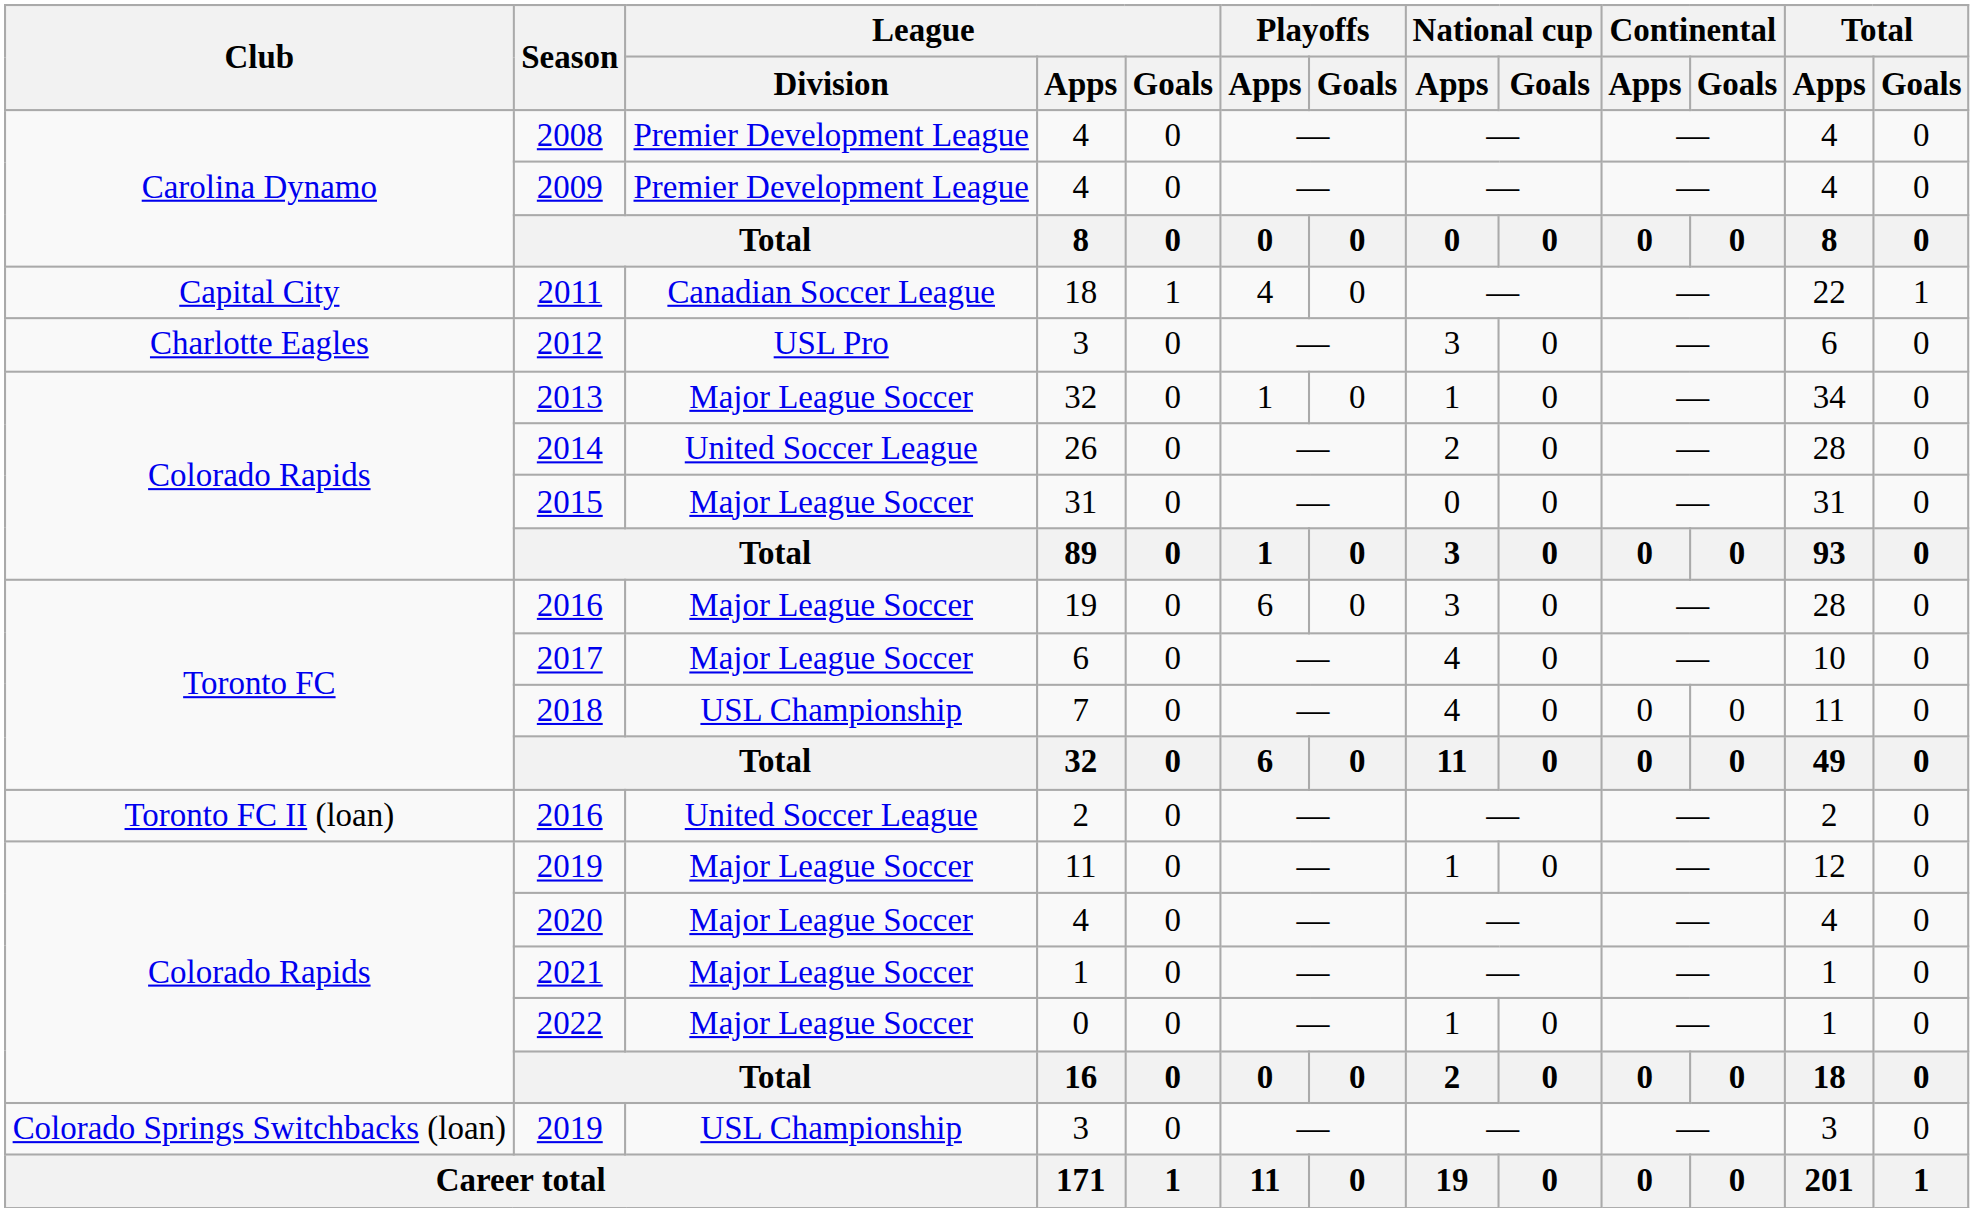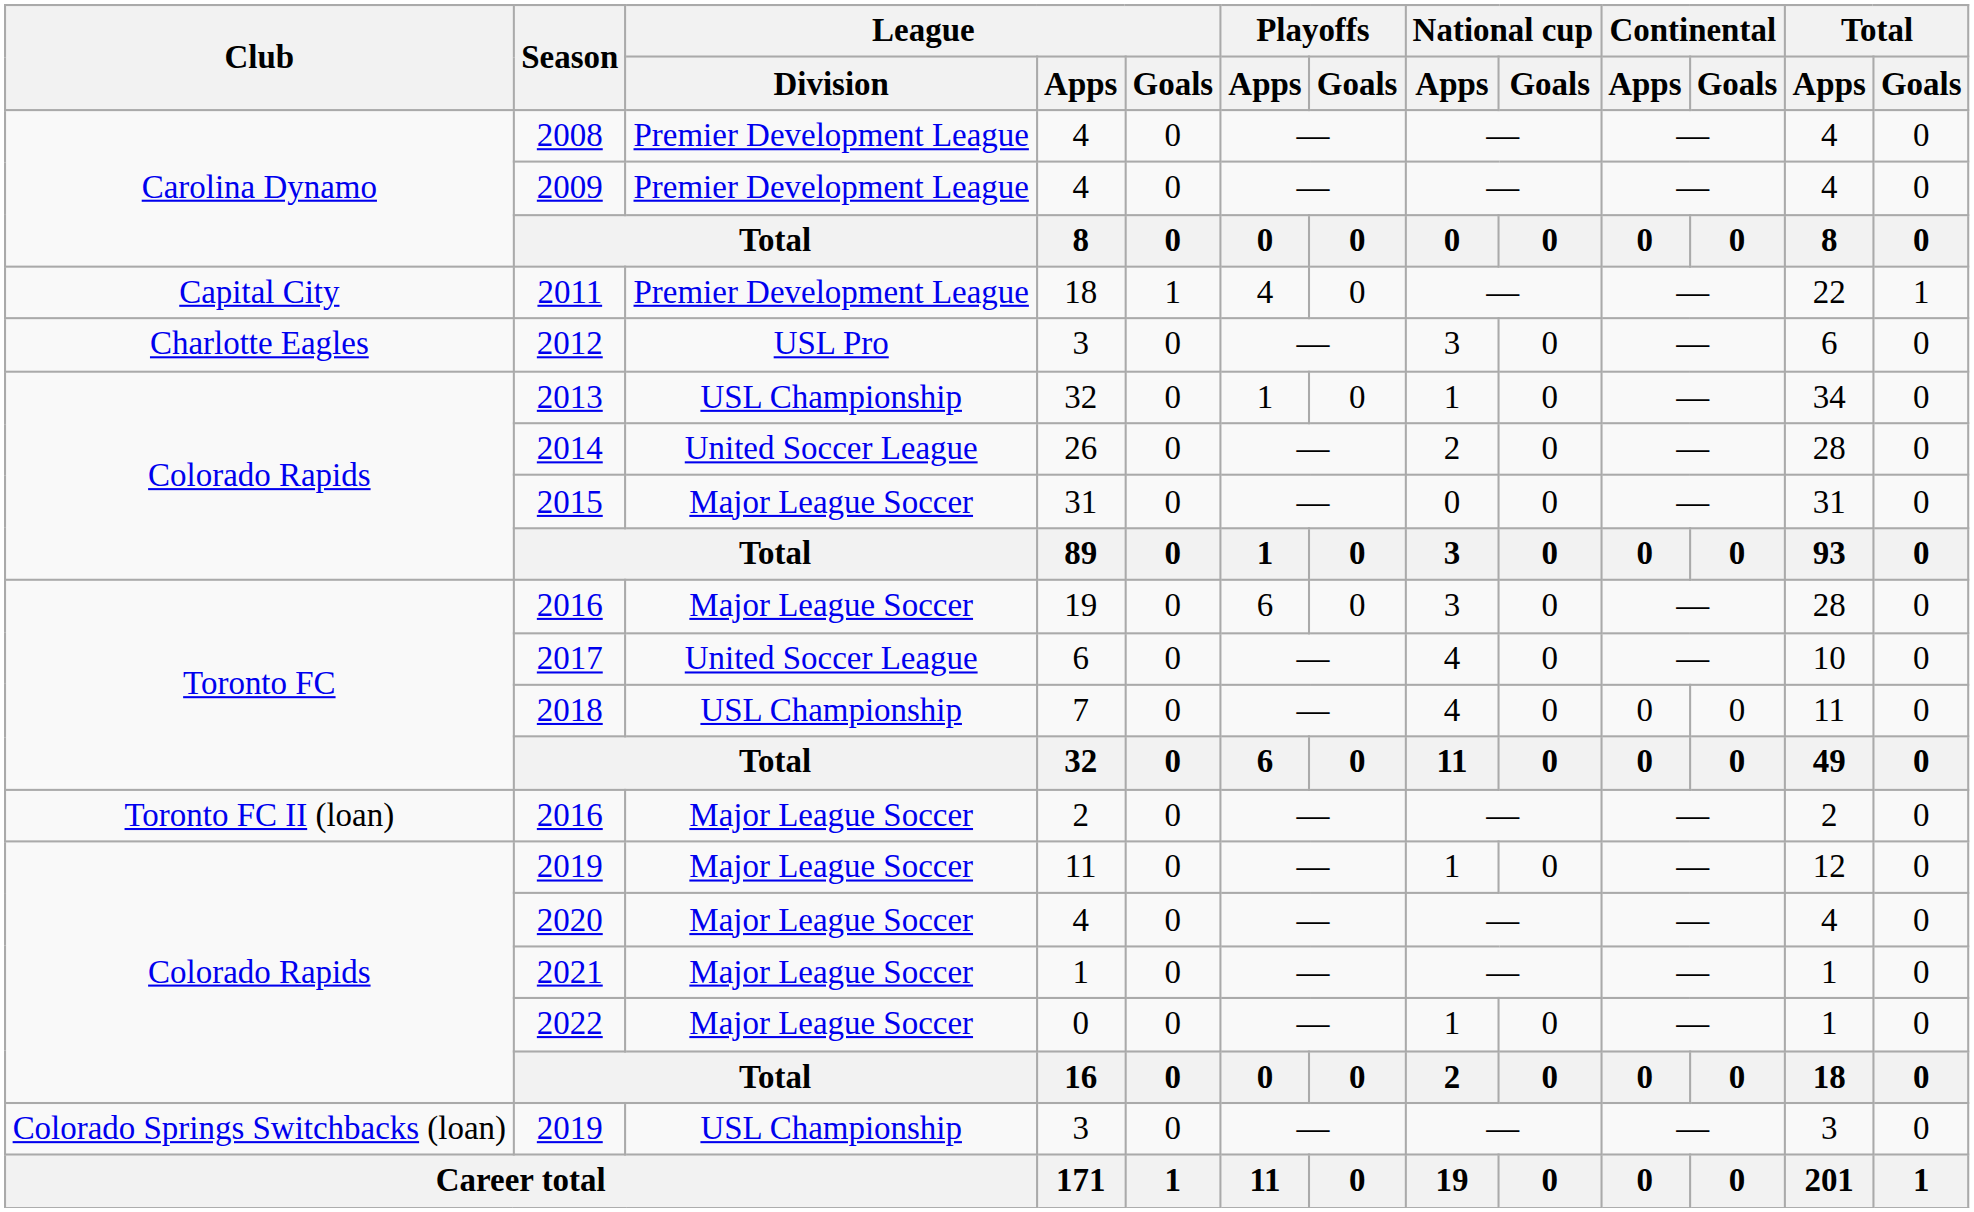(831, 291) Canadian Soccer League -> (831, 291) Premier Development League
(831, 396) Major League Soccer -> (831, 396) USL Championship
(831, 657) Major League Soccer -> (831, 657) United Soccer League
(831, 814) United Soccer League -> (831, 814) Major League Soccer
